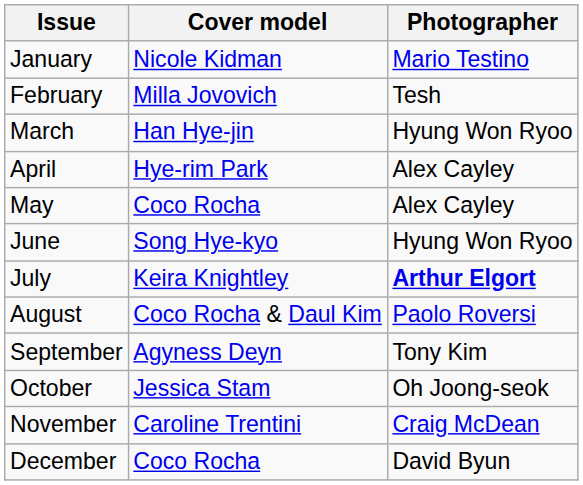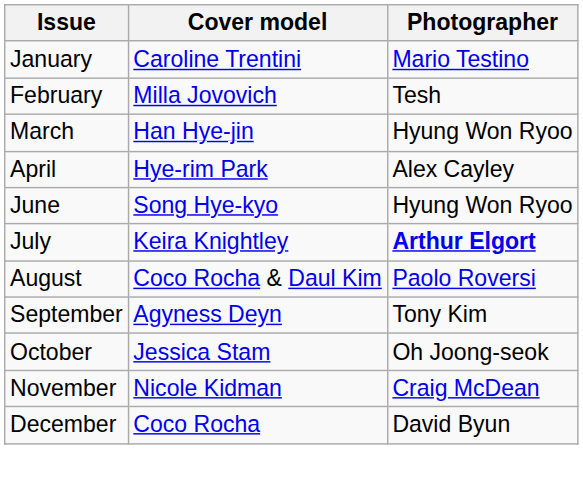(208, 59) Nicole Kidman -> (217, 59) Caroline Trentini
- row: (32, 205)
(217, 424) Caroline Trentini -> (208, 388) Nicole Kidman
